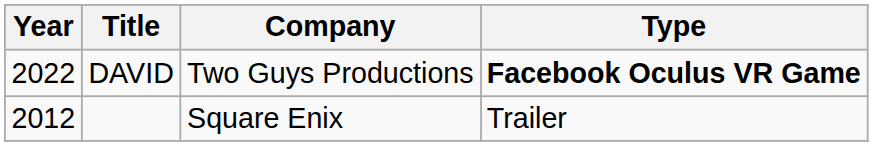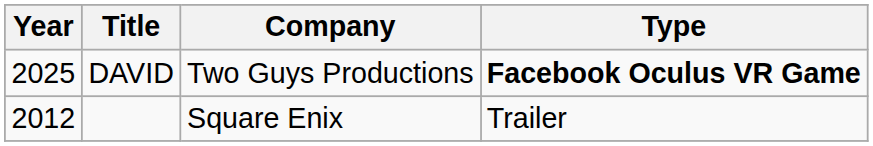(43, 72) 2022 -> (43, 72) 2025
